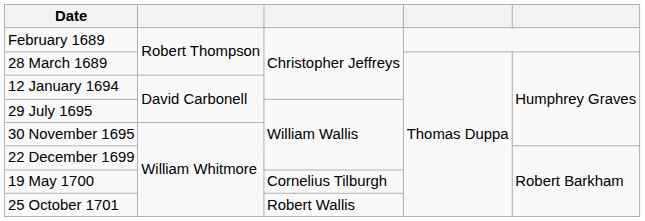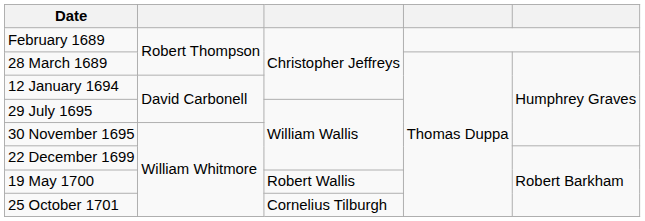(327, 181) Cornelius Tilburgh -> (311, 181) Robert Wallis
(311, 205) Robert Wallis -> (327, 205) Cornelius Tilburgh
